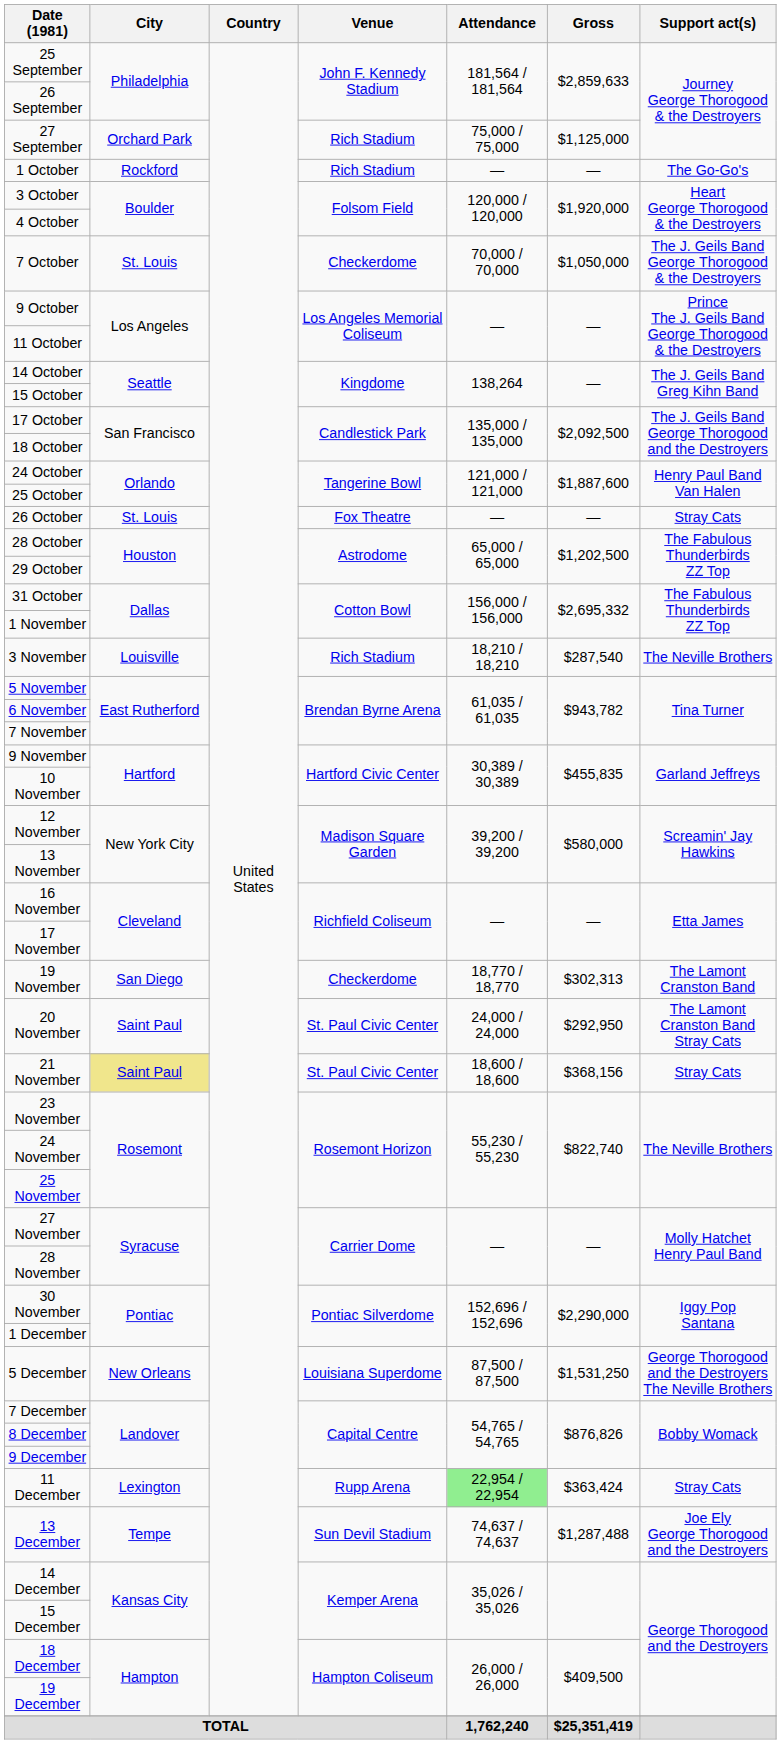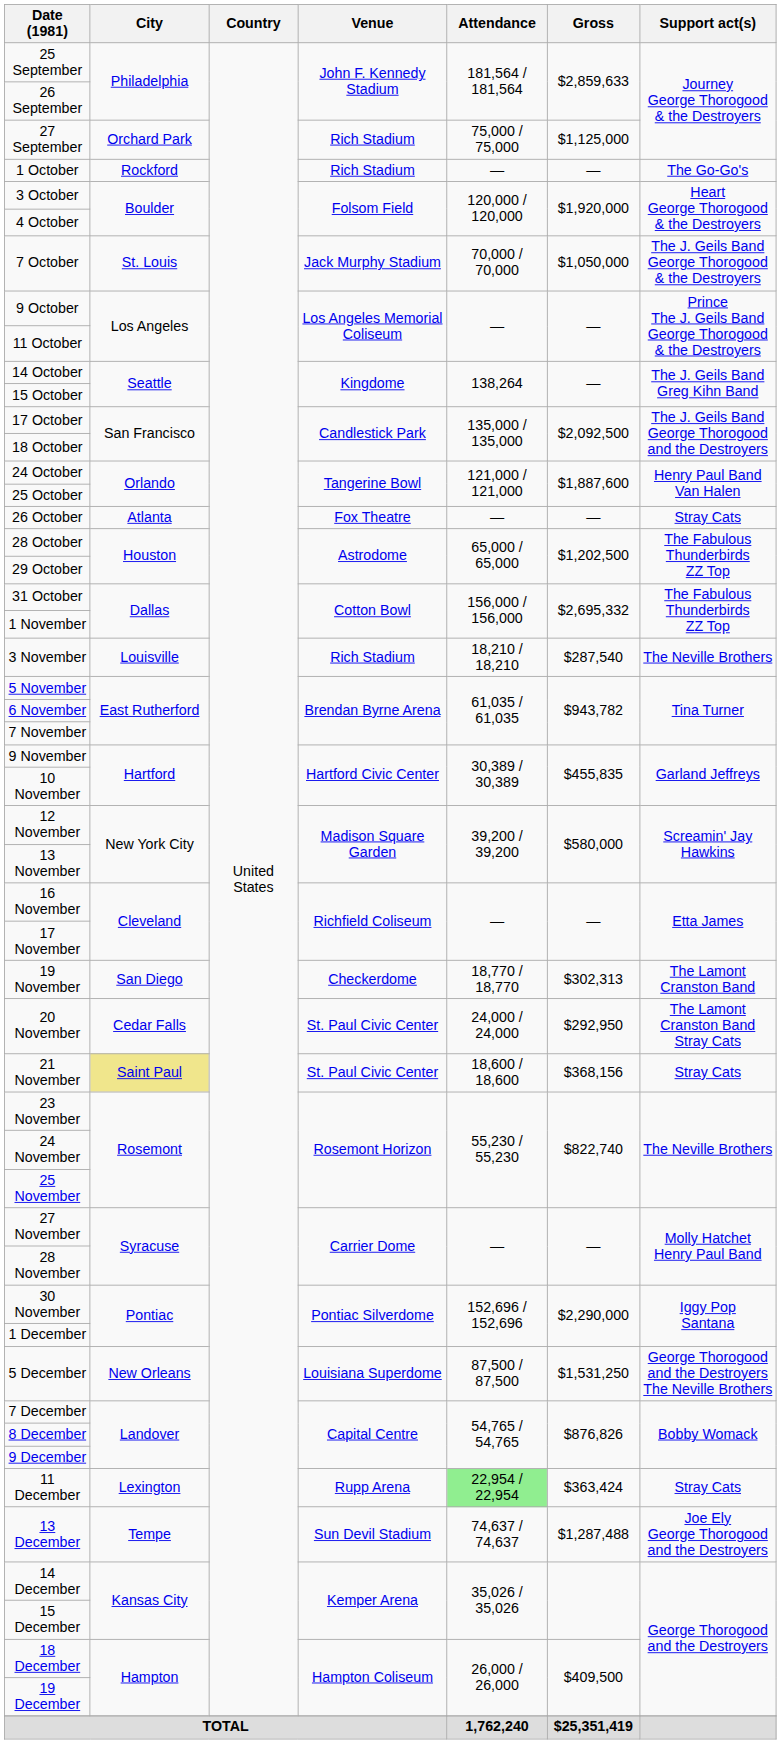(372, 263) Checkerdome -> (372, 263) Jack Murphy Stadium
(150, 517) St. Louis -> (150, 517) Atlanta
(150, 1026) Saint Paul -> (150, 1026) Cedar Falls
